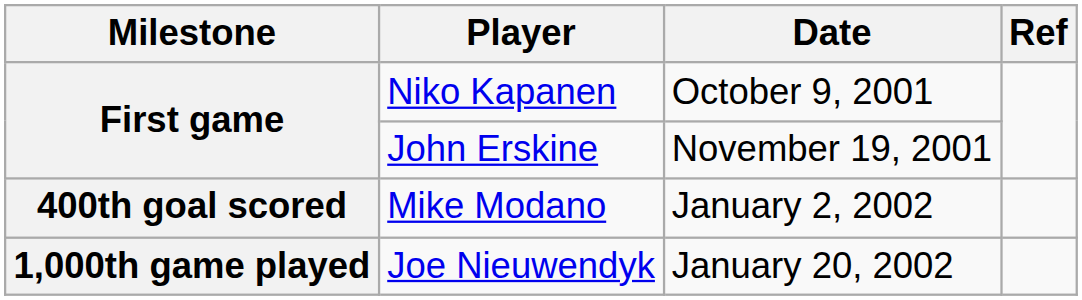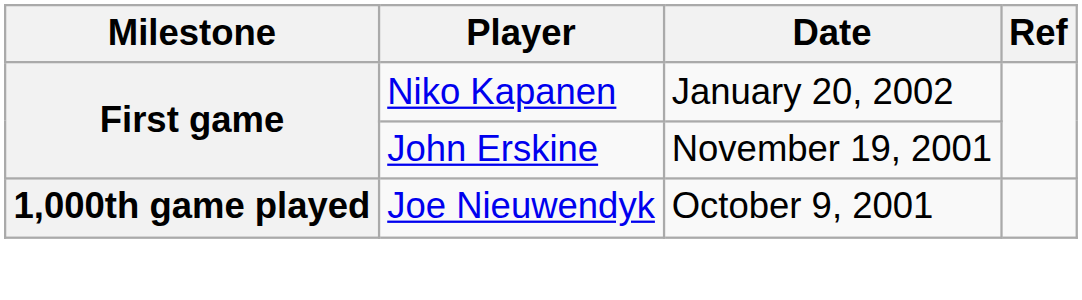(803, 91) October 9, 2001 -> (813, 91) January 20, 2002
- row: (497, 206)
(813, 264) January 20, 2002 -> (803, 206) October 9, 2001
